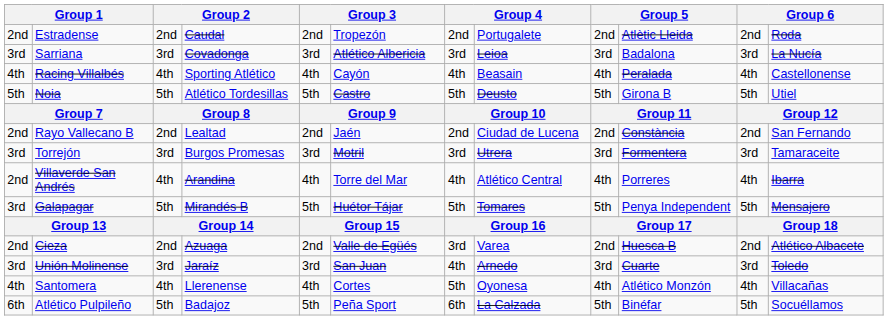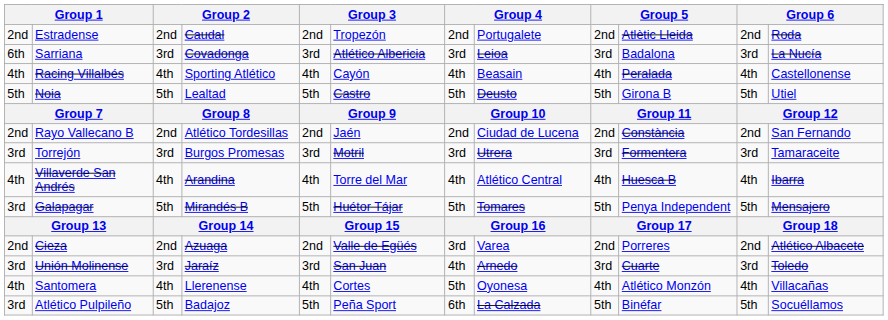(16, 54) 3rd -> (16, 54) 6th
(236, 94) Atlético Tordesillas -> (205, 94) Lealtad
(205, 133) Lealtad -> (236, 133) Atlético Tordesillas
(18, 180) 2nd -> (16, 180) 4th
(646, 180) Porreres -> (649, 180) Huesca B
(649, 246) Huesca B -> (646, 246) Porreres
(16, 306) 6th -> (16, 306) 3rd
